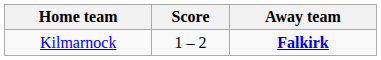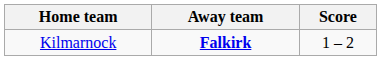columns swapped: (191, 17) <-> (303, 17)
